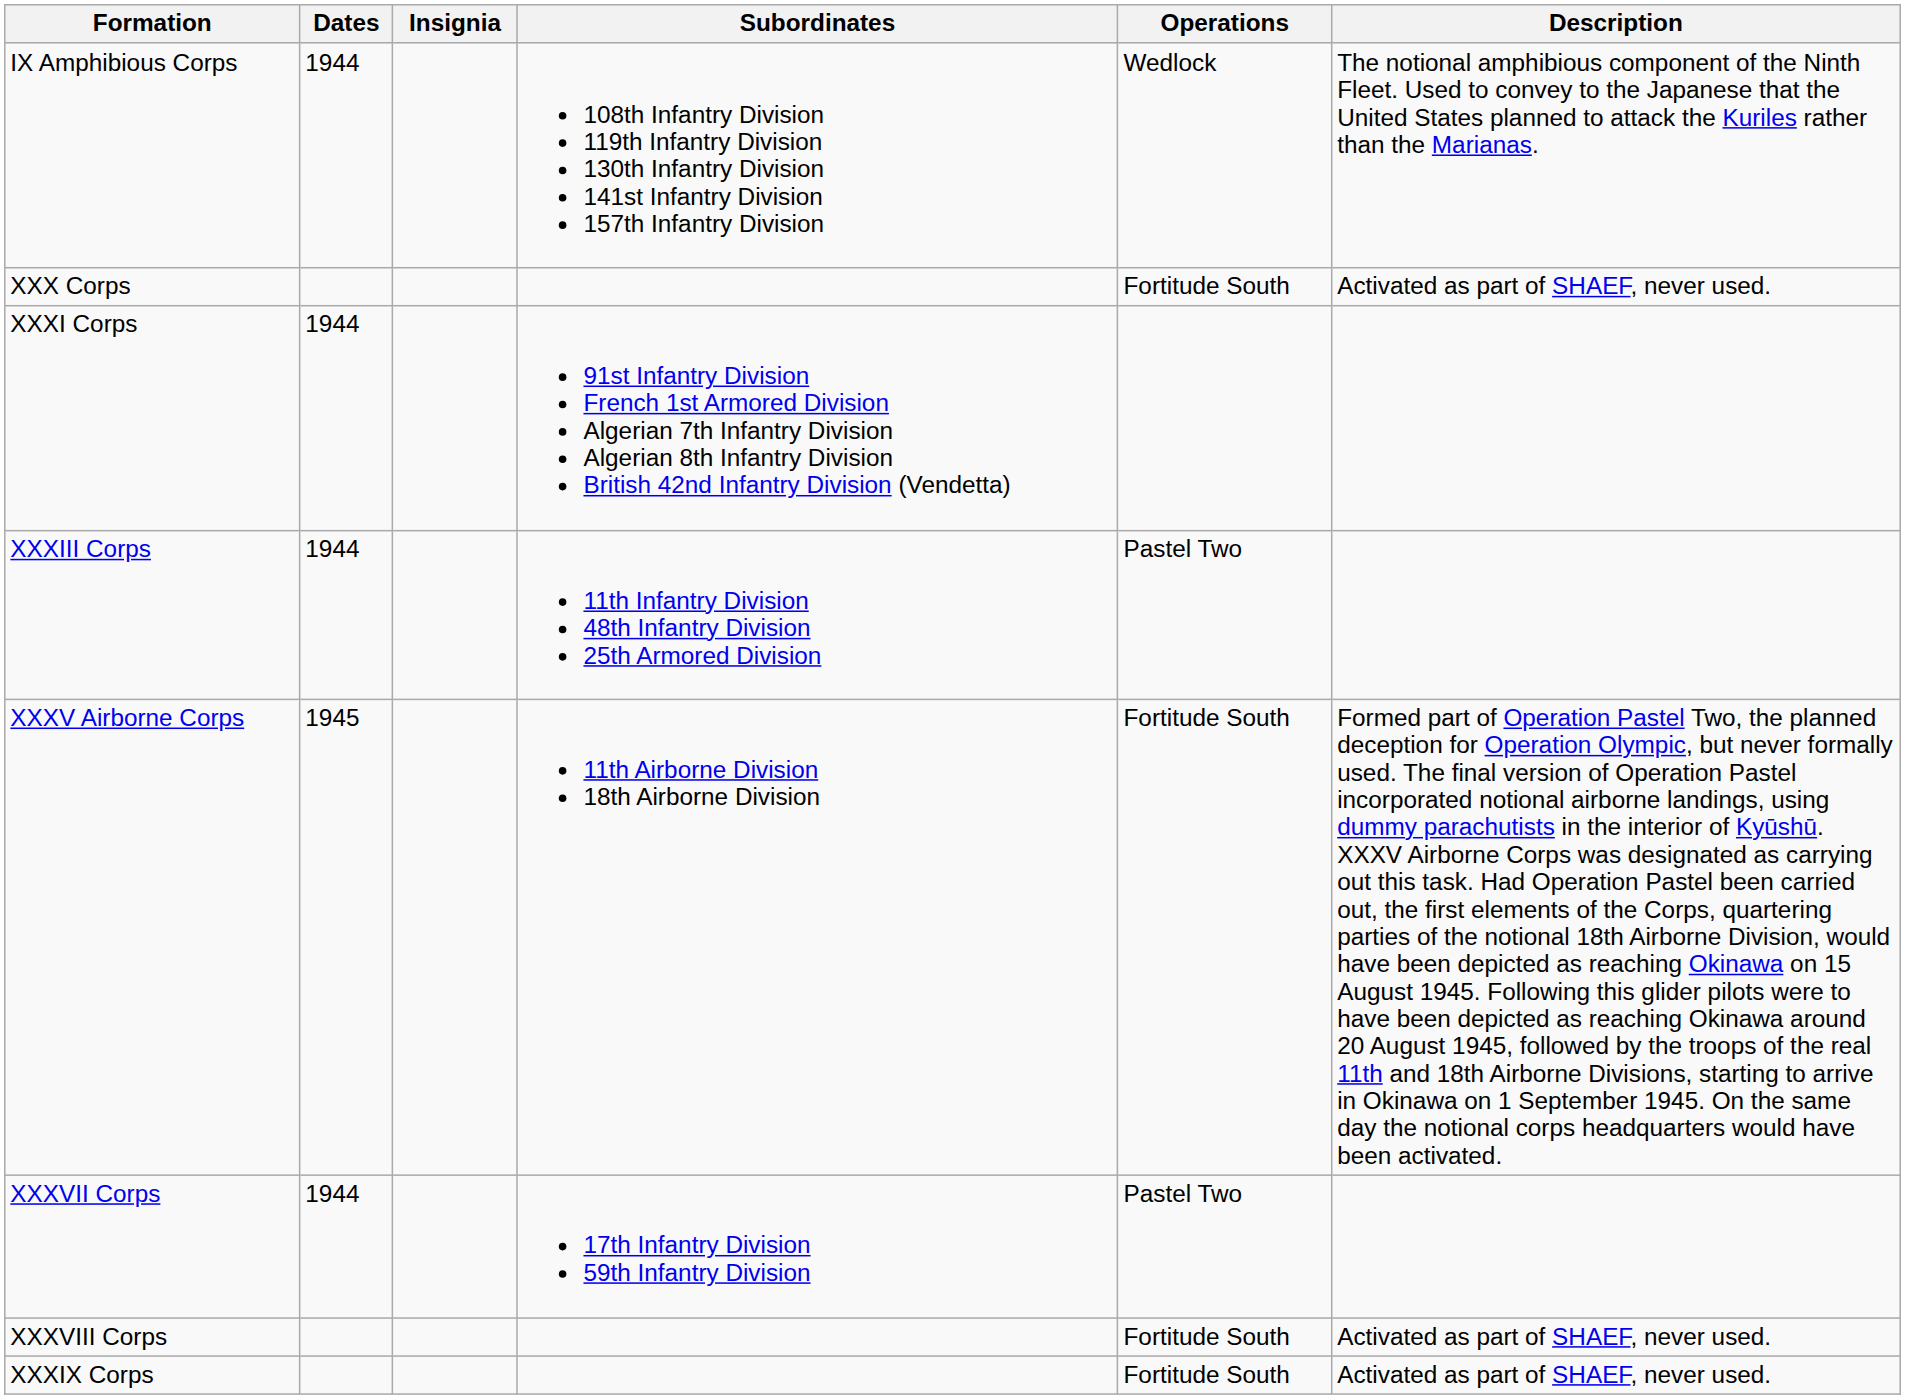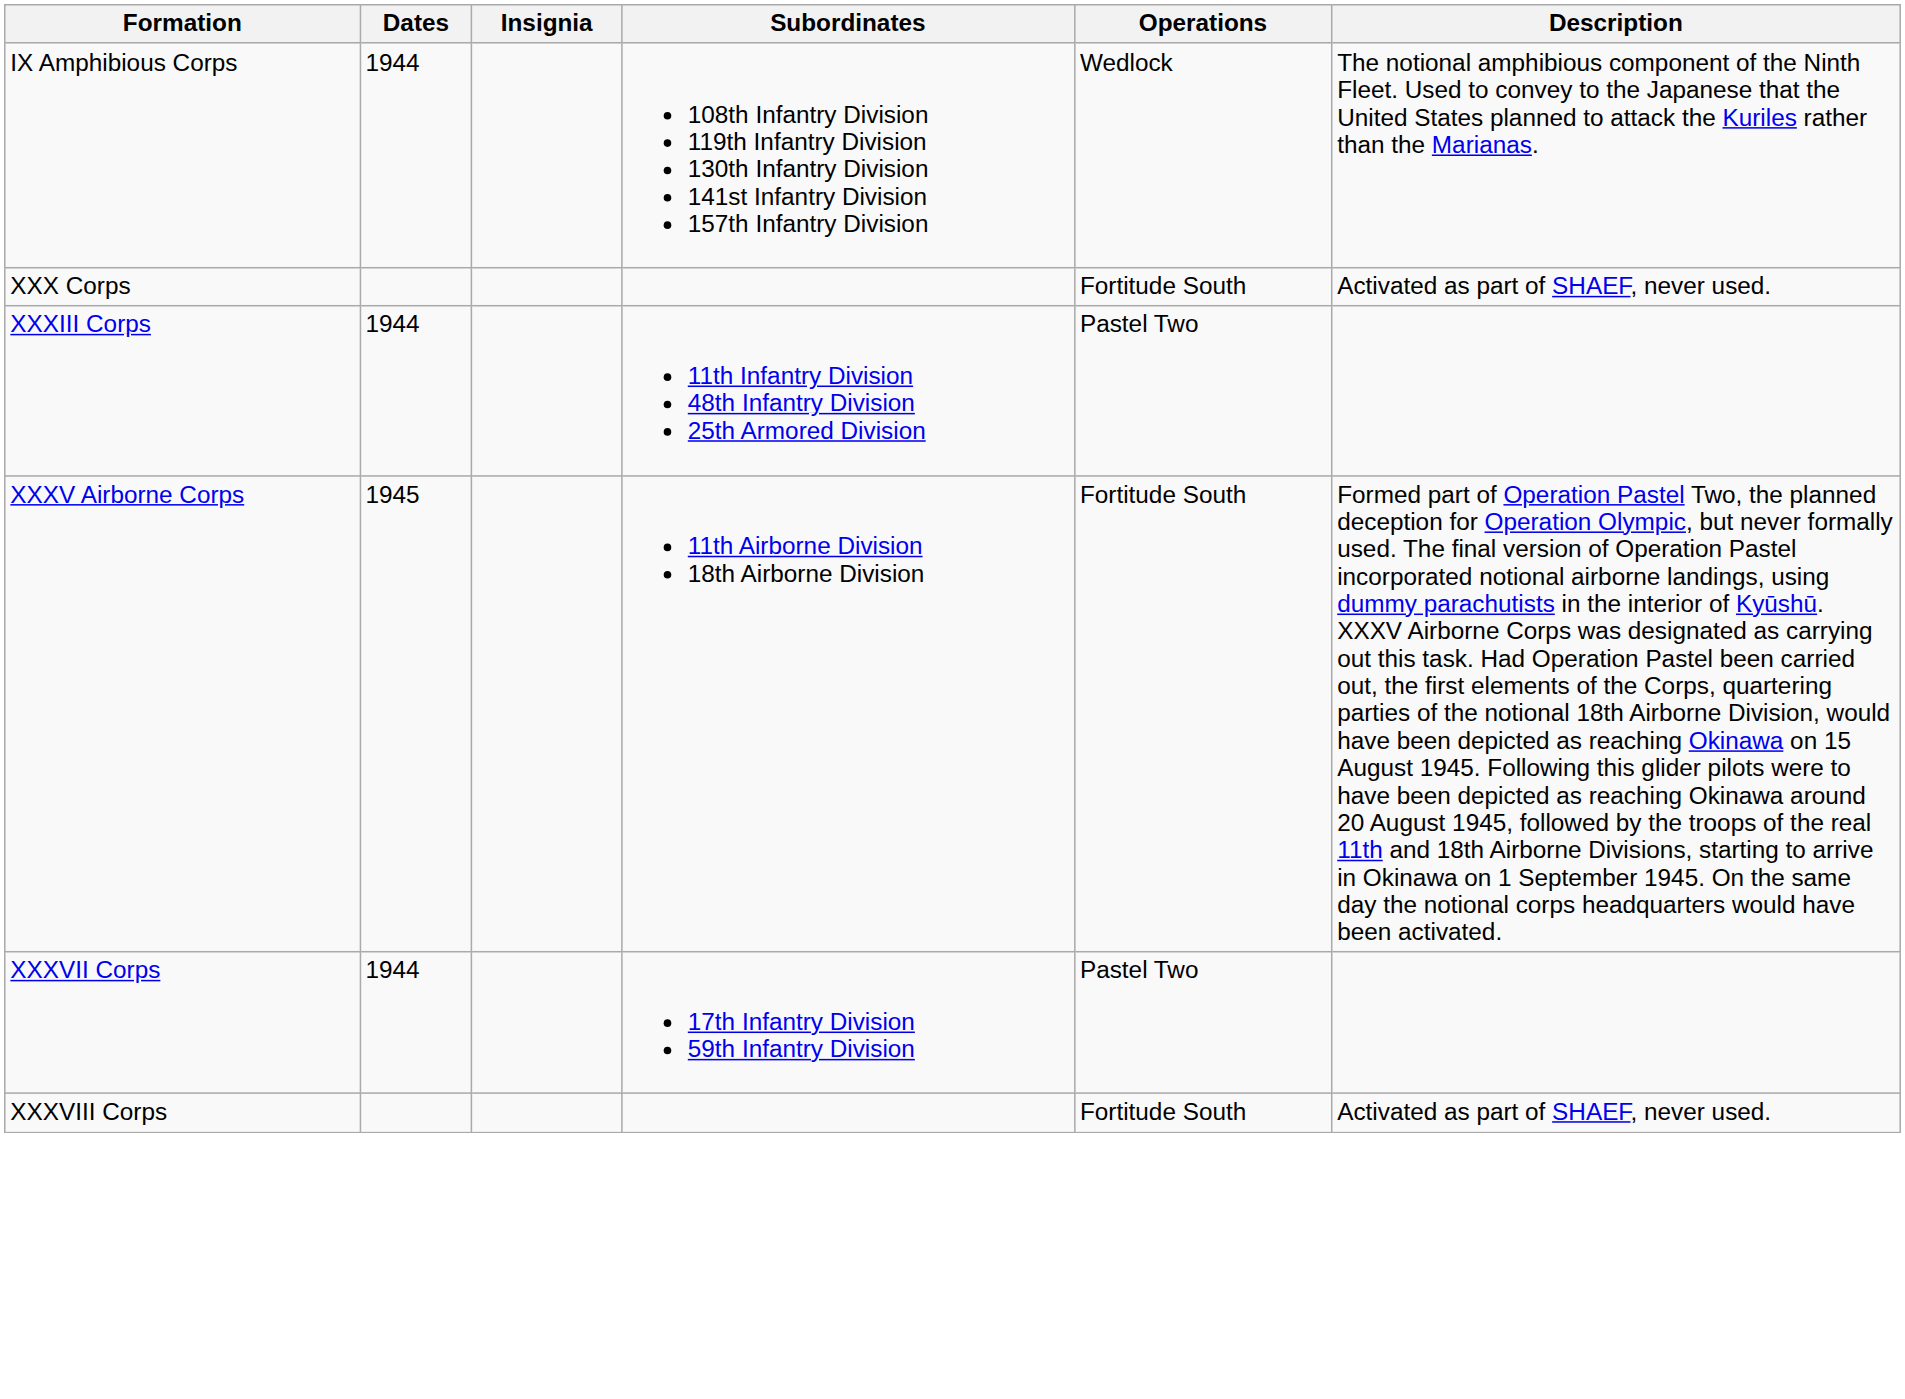- row: (74, 324)
- row: (82, 1375)
